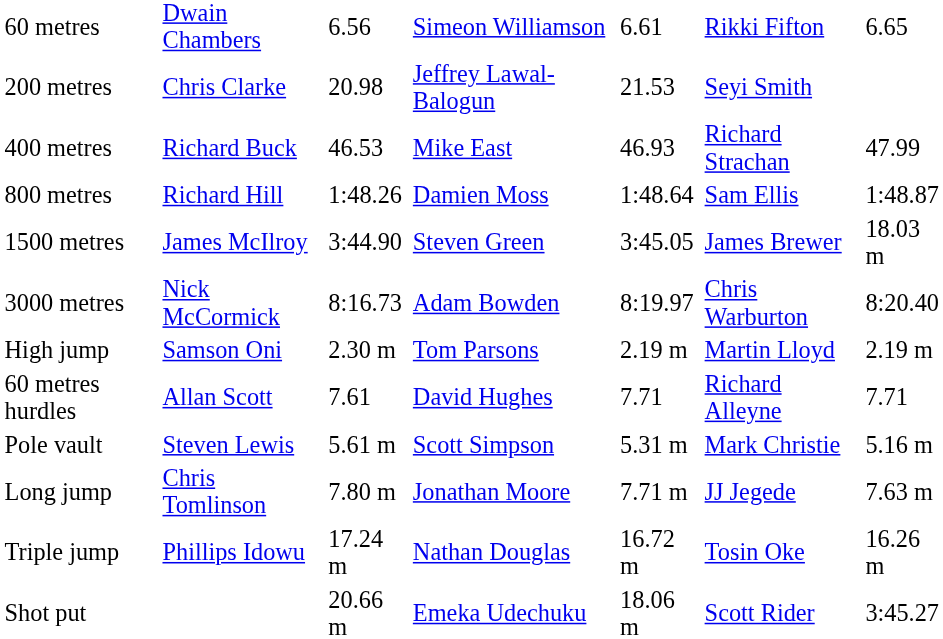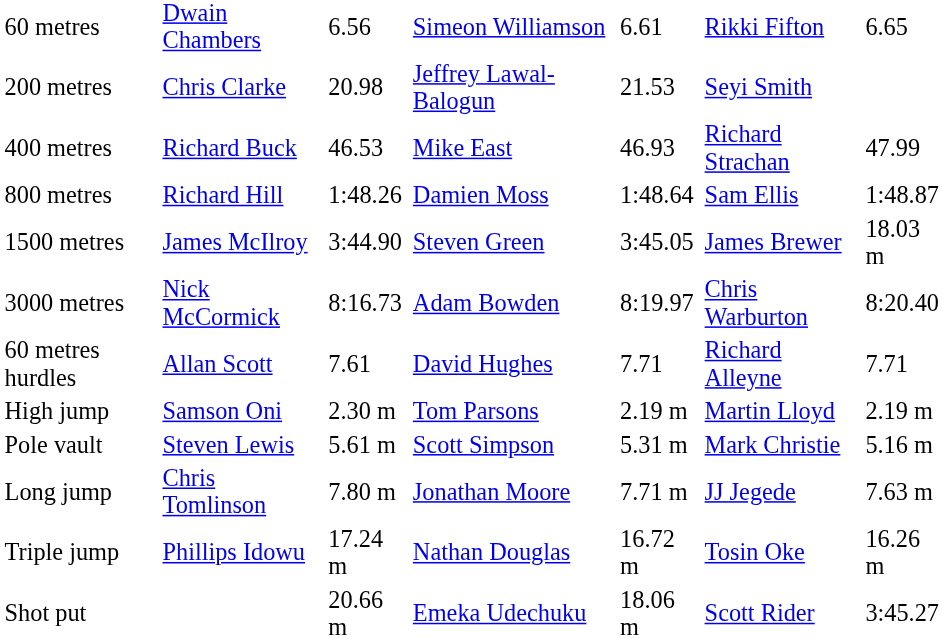rows swapped: (52, 397) <-> (57, 350)
